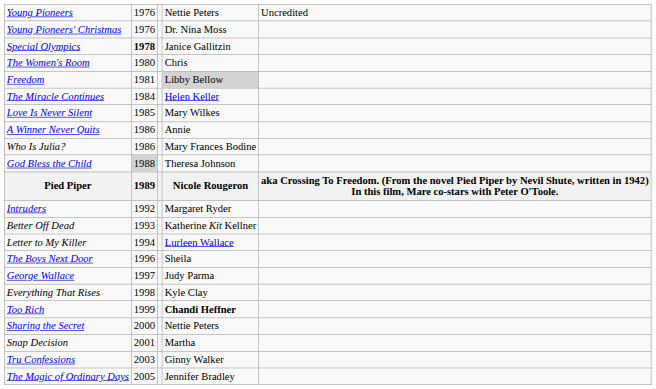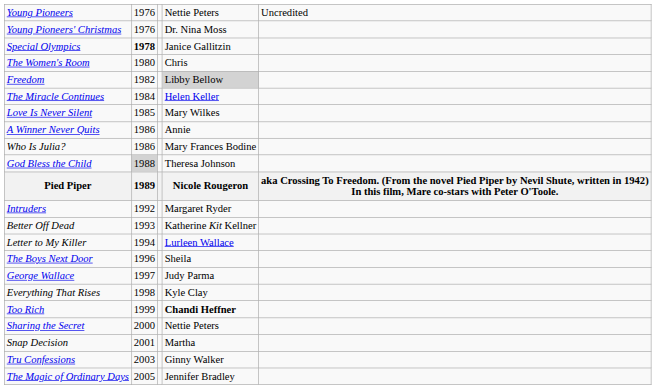(144, 79) 1981 -> (144, 79) 1982
